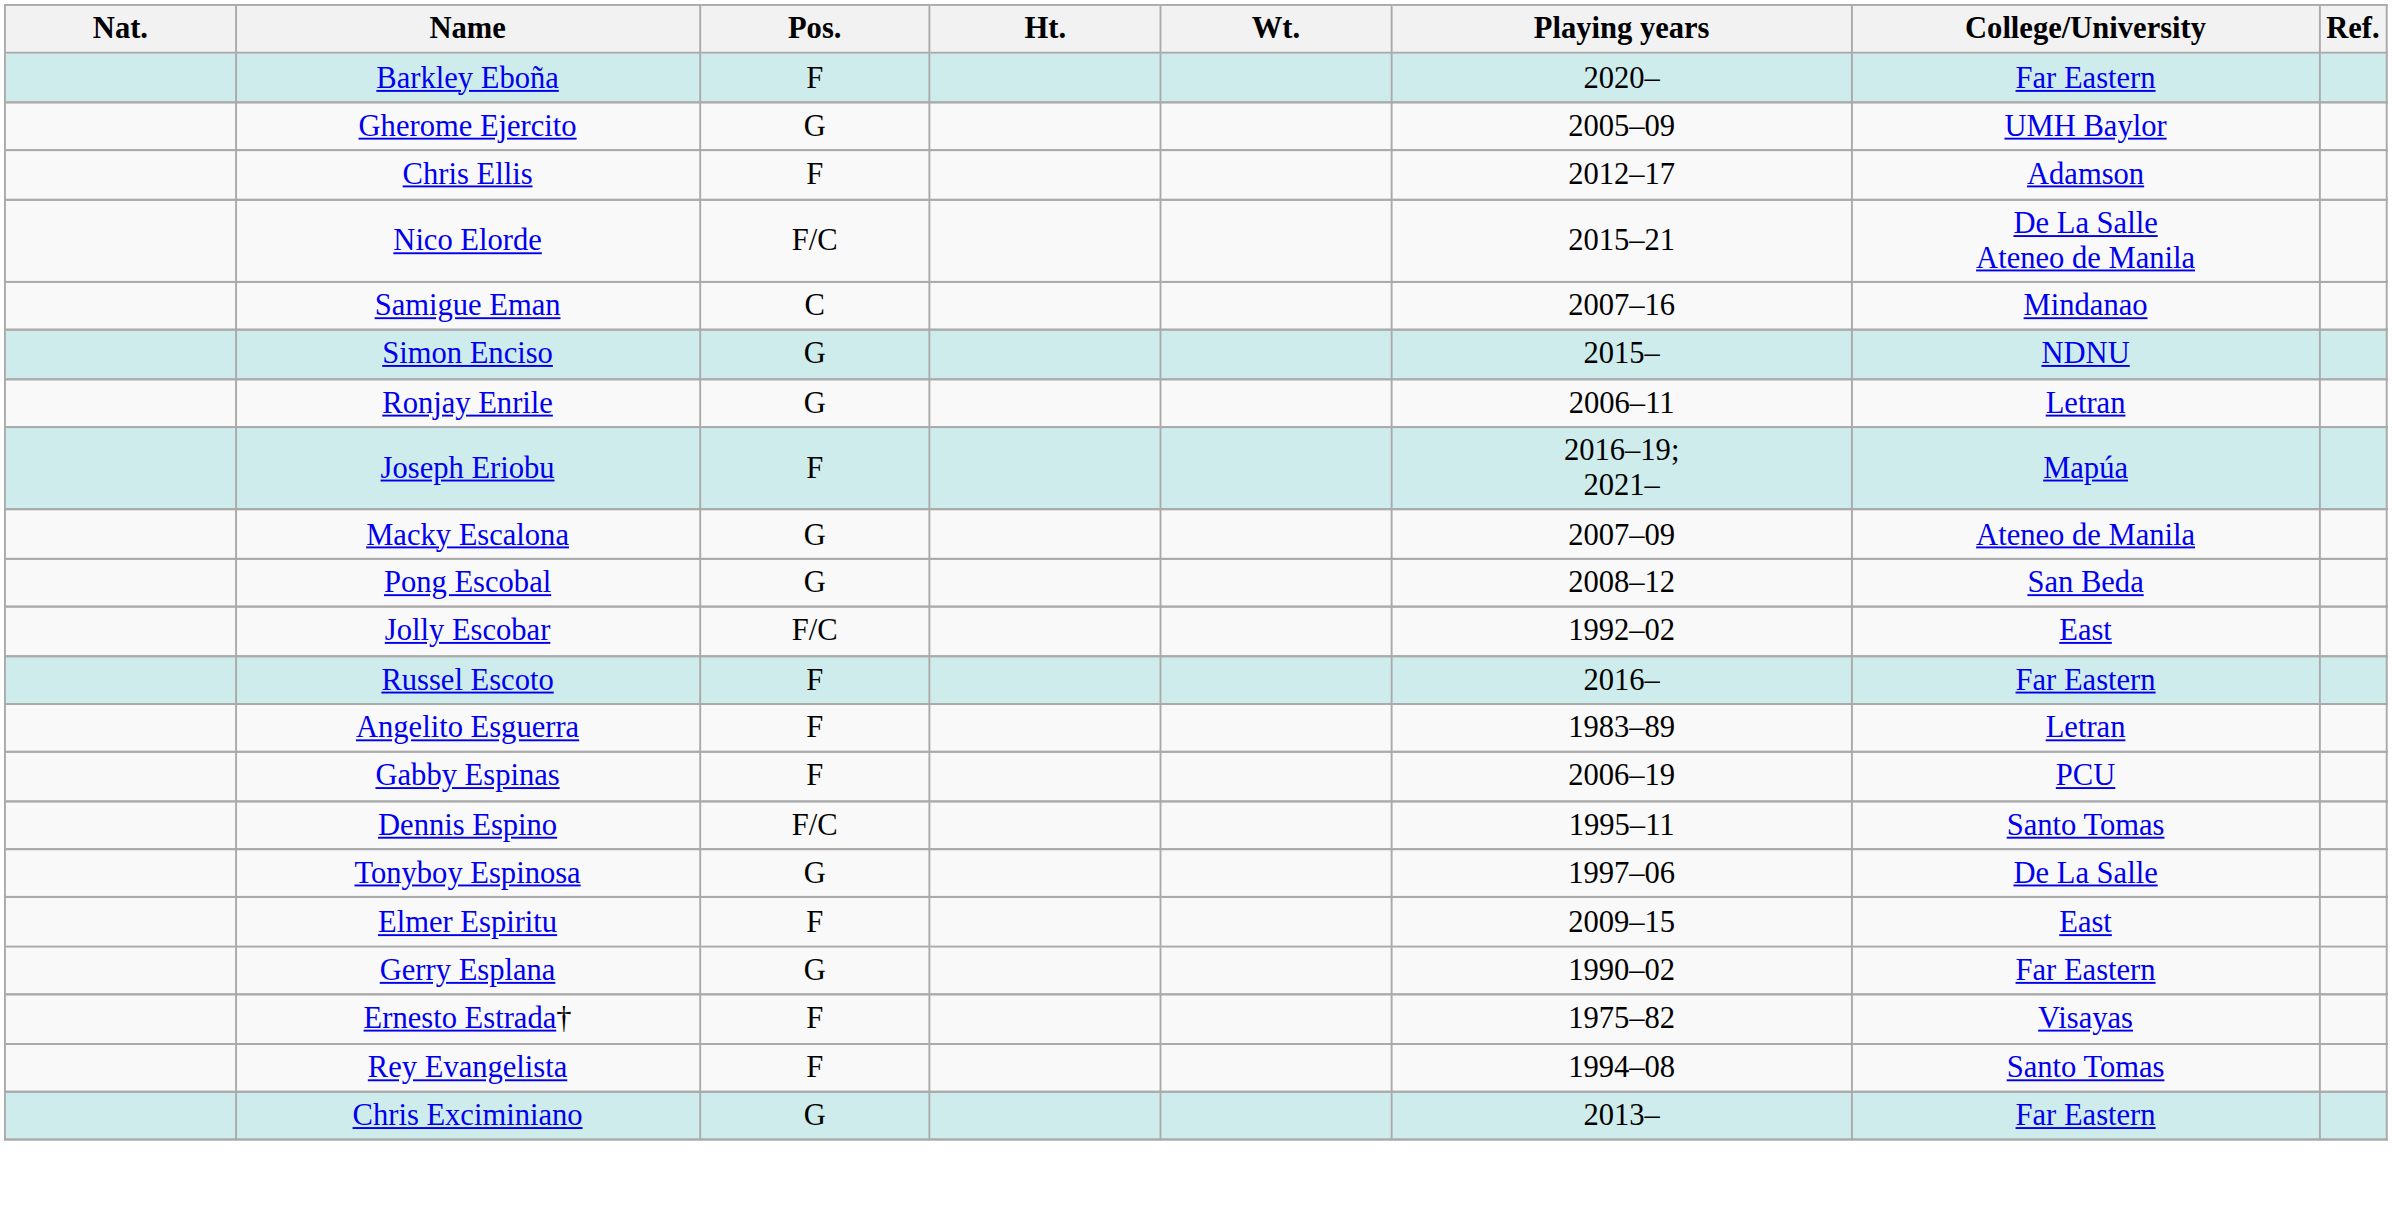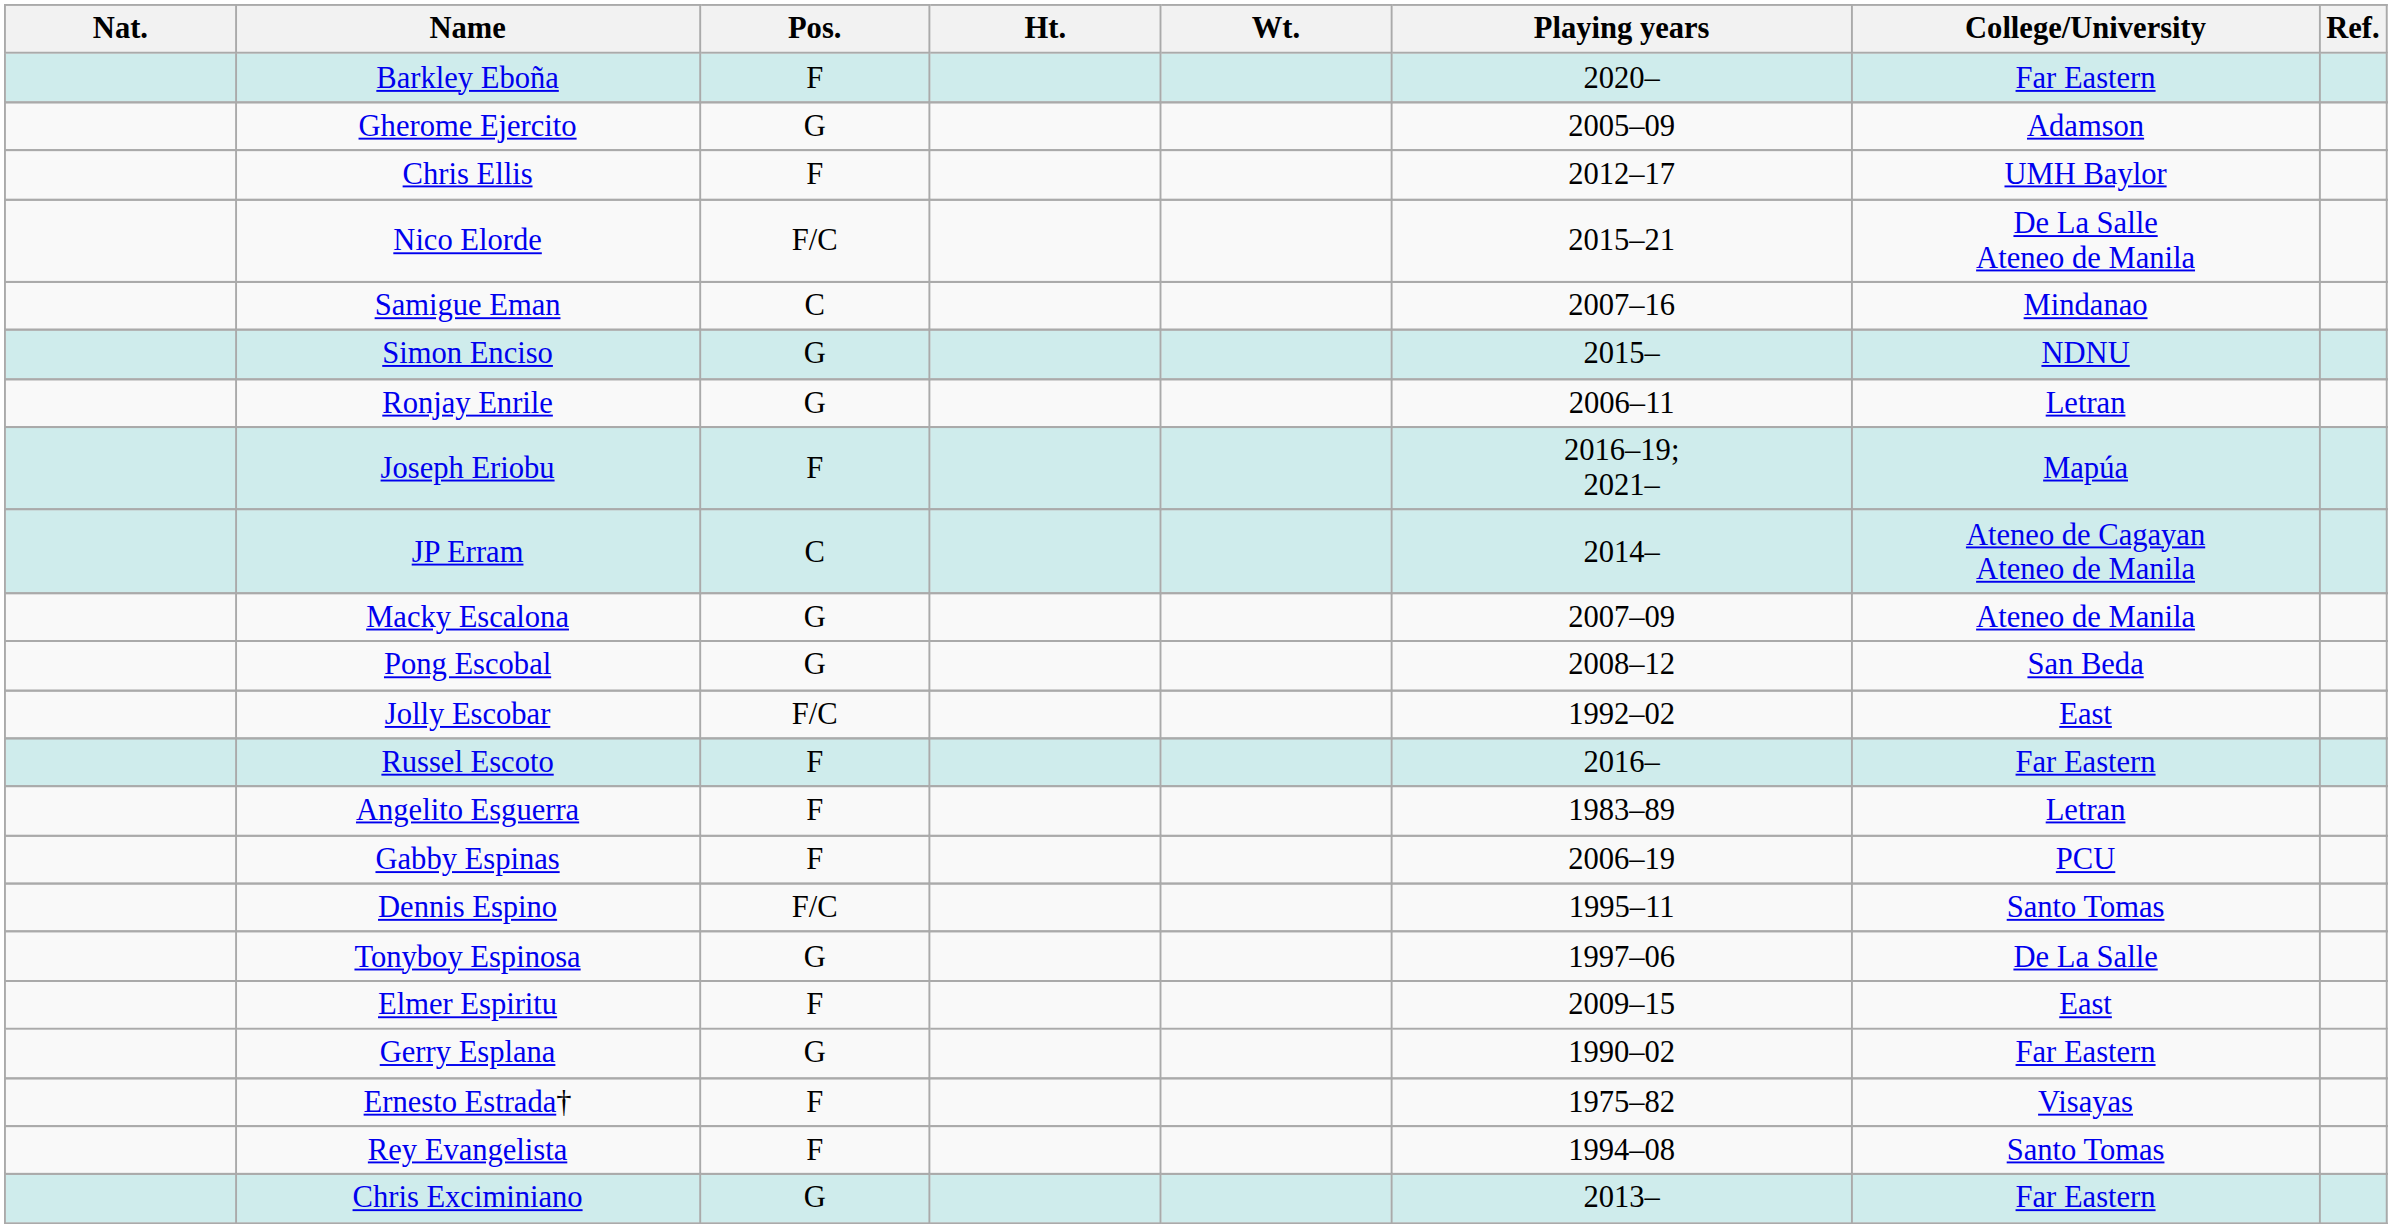(2086, 125) UMH Baylor -> (2086, 125) Adamson
(2086, 174) Adamson -> (2086, 174) UMH Baylor
+ row: (468, 550)
